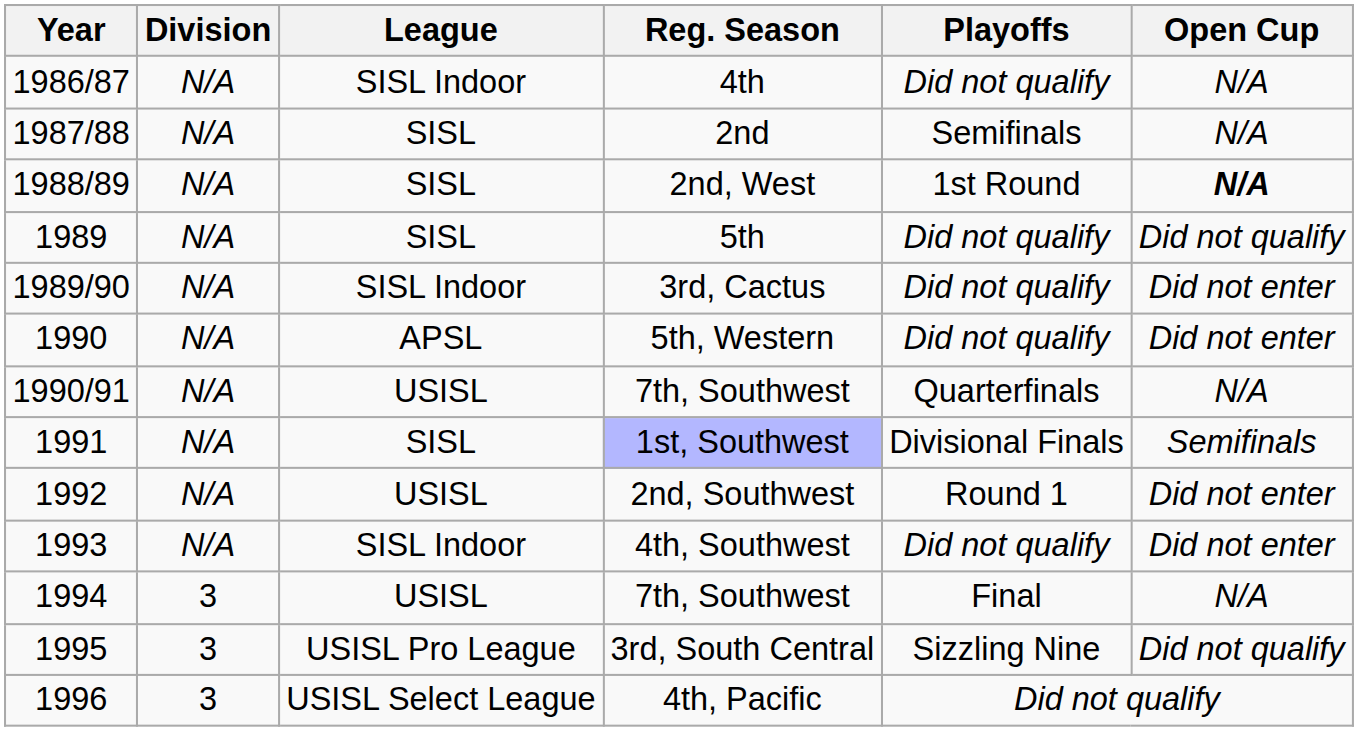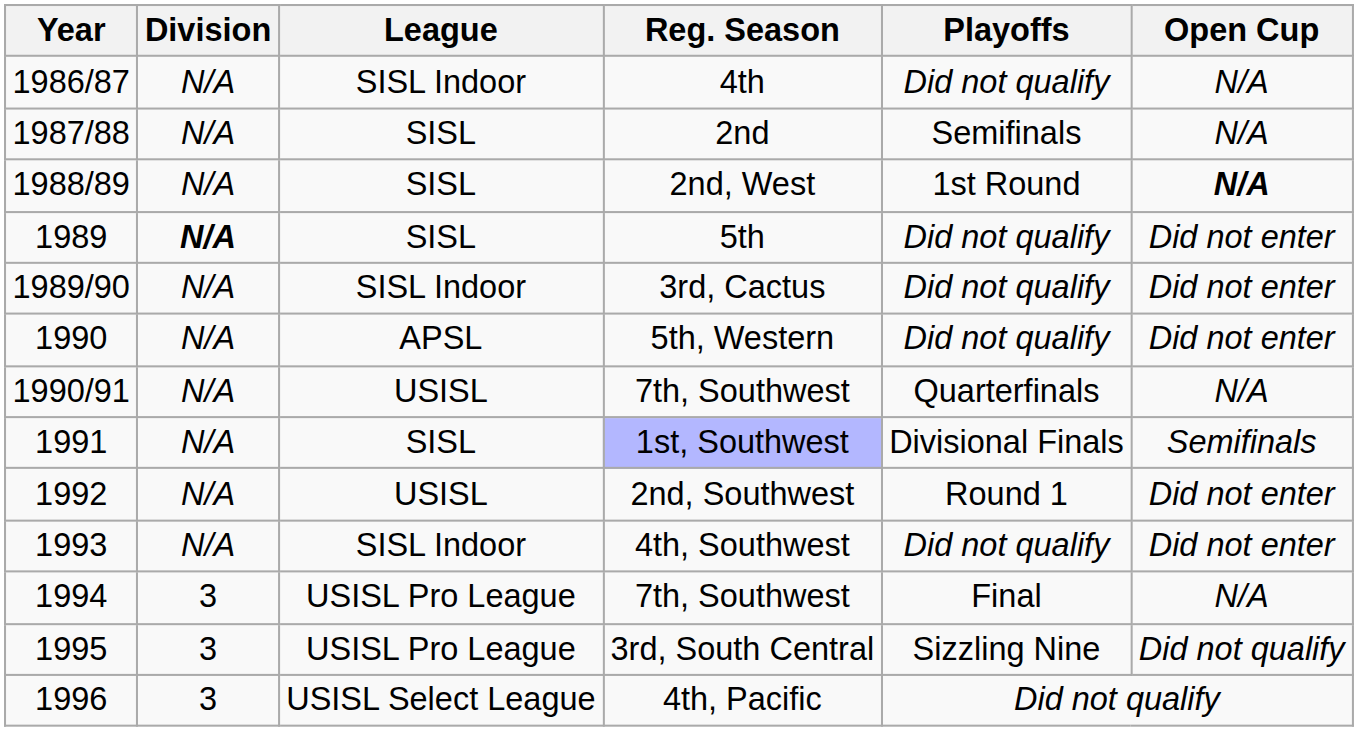(208, 236) normal -> (208, 236) bold
(1242, 236) Did not qualify -> (1242, 236) Did not enter
(441, 596) USISL -> (441, 596) USISL Pro League
